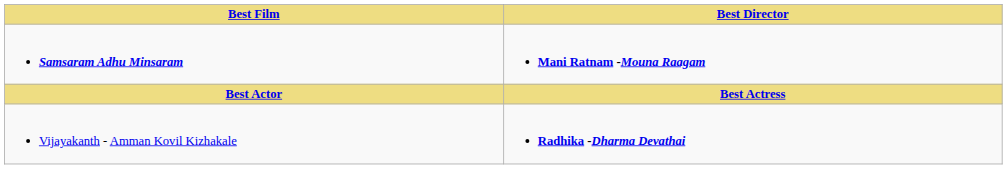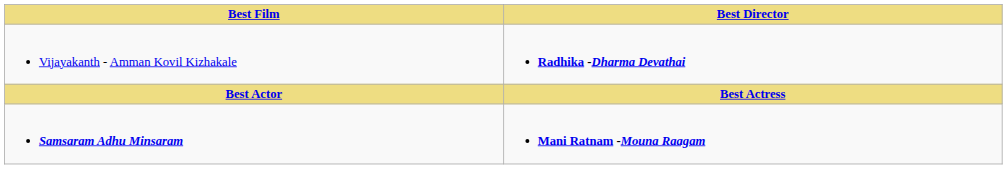rows swapped: (254, 61) <-> (254, 141)
